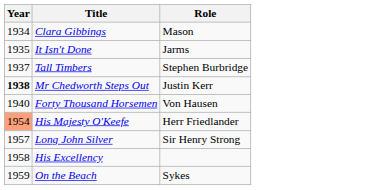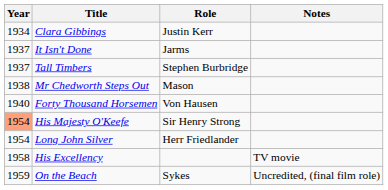+ column: (317, 13)
(178, 31) Mason -> (188, 31) Justin Kerr
(18, 49) 1935 -> (18, 49) 1937
(18, 85) bold -> (18, 85) normal
(188, 85) Justin Kerr -> (178, 85) Mason
(201, 121) Herr Friedlander -> (201, 121) Sir Henry Strong
(18, 139) 1957 -> (18, 139) 1954
(201, 139) Sir Henry Strong -> (201, 139) Herr Friedlander
